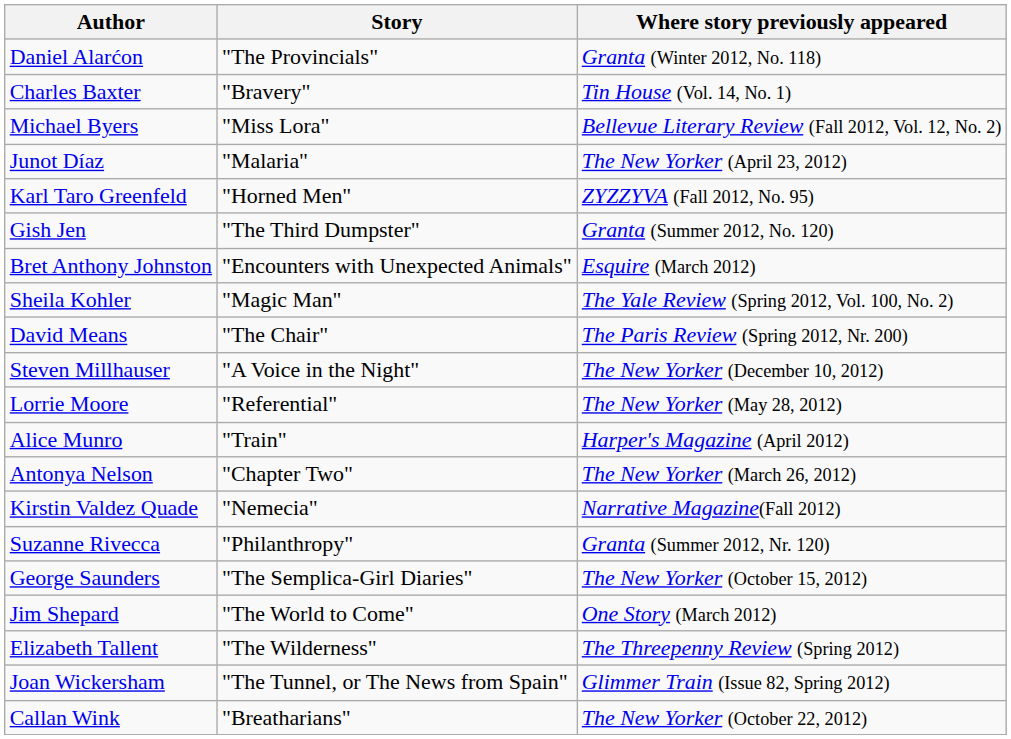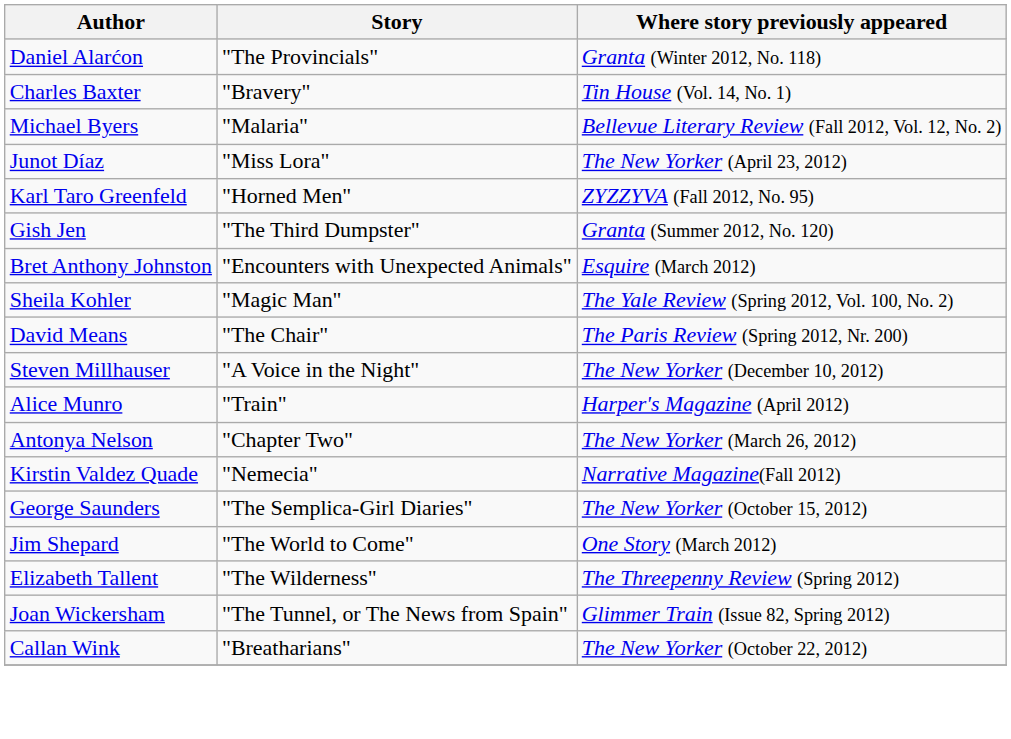(276, 126) "Miss Lora" -> (265, 126) "Malaria"
(265, 160) "Malaria" -> (276, 160) "Miss Lora"
- row: (69, 404)
- row: (85, 543)
